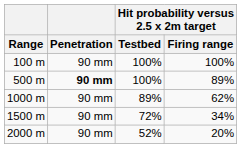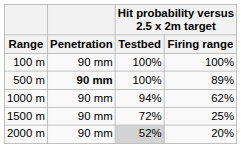(150, 98) 89% -> (150, 98) 94%
(223, 116) 34% -> (223, 116) 25%
(150, 134) no background -> (150, 134) lightgrey background
